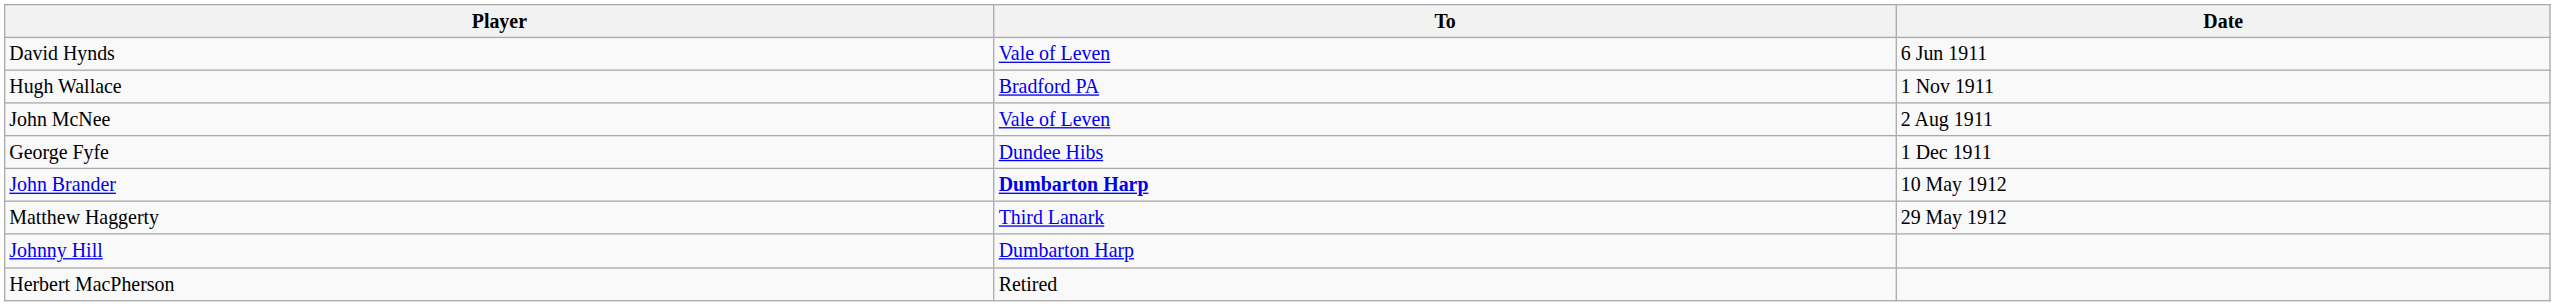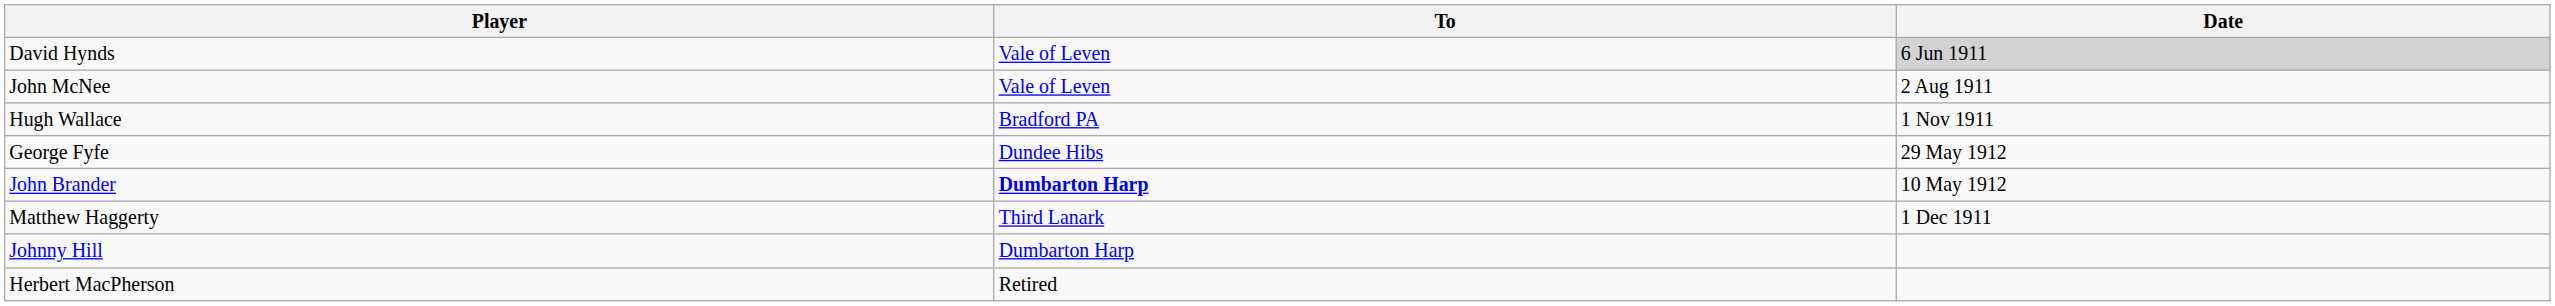(1944, 53) no background -> (1944, 53) lightgrey background
rows swapped: (60, 119) <-> (65, 86)
(1946, 152) 1 Dec 1911 -> (1954, 152) 29 May 1912
(1954, 218) 29 May 1912 -> (1946, 218) 1 Dec 1911
